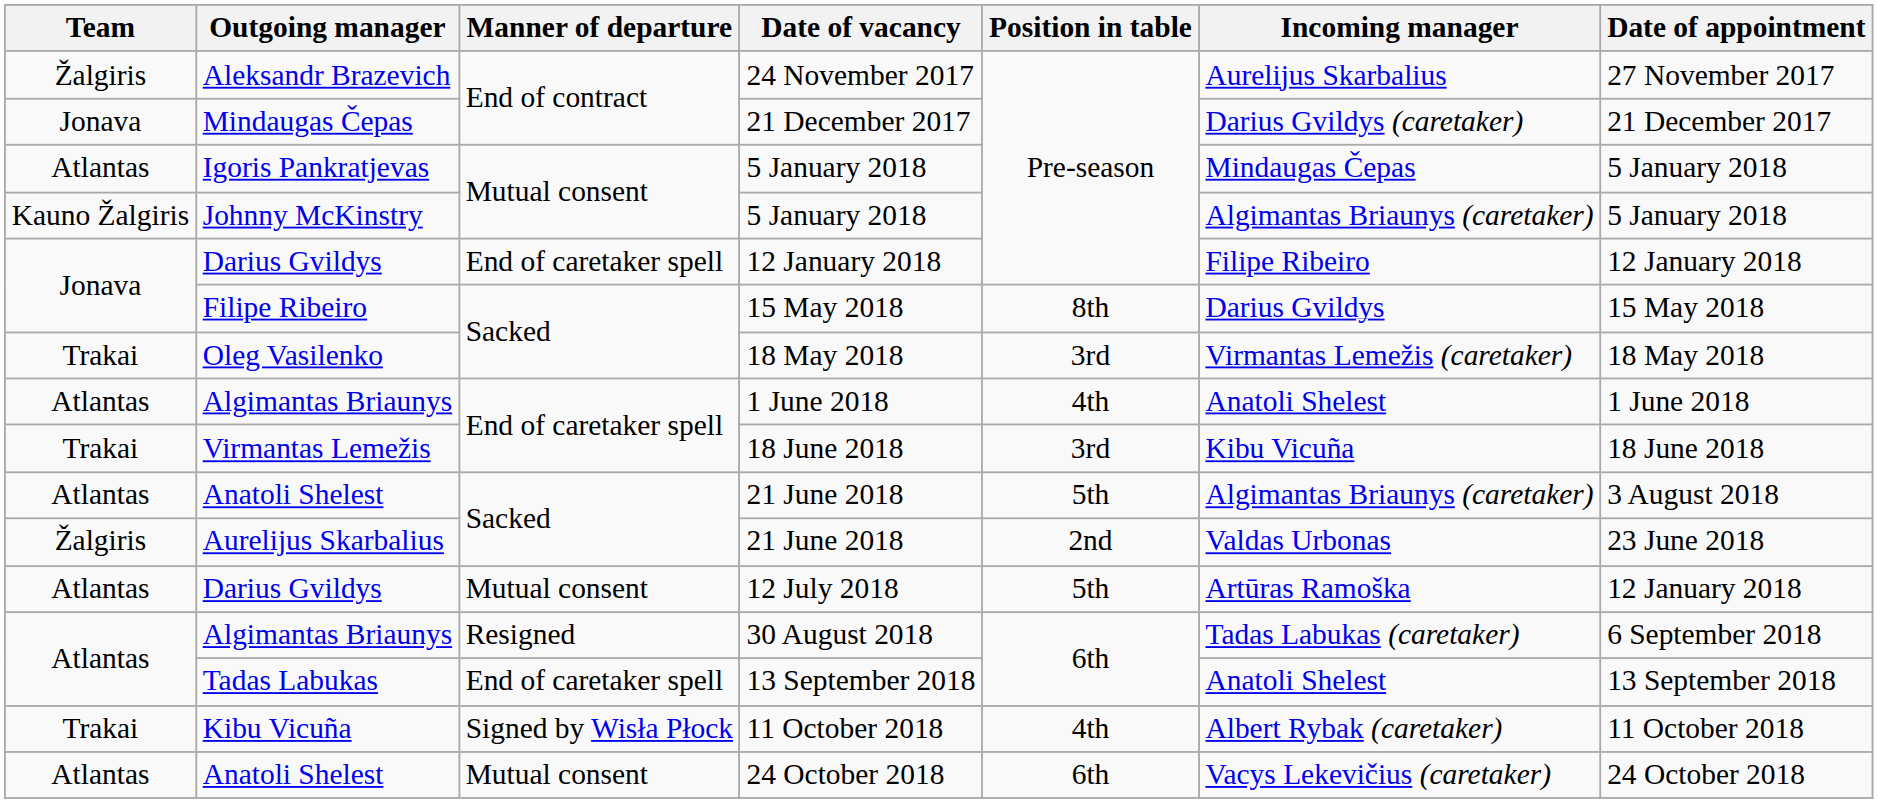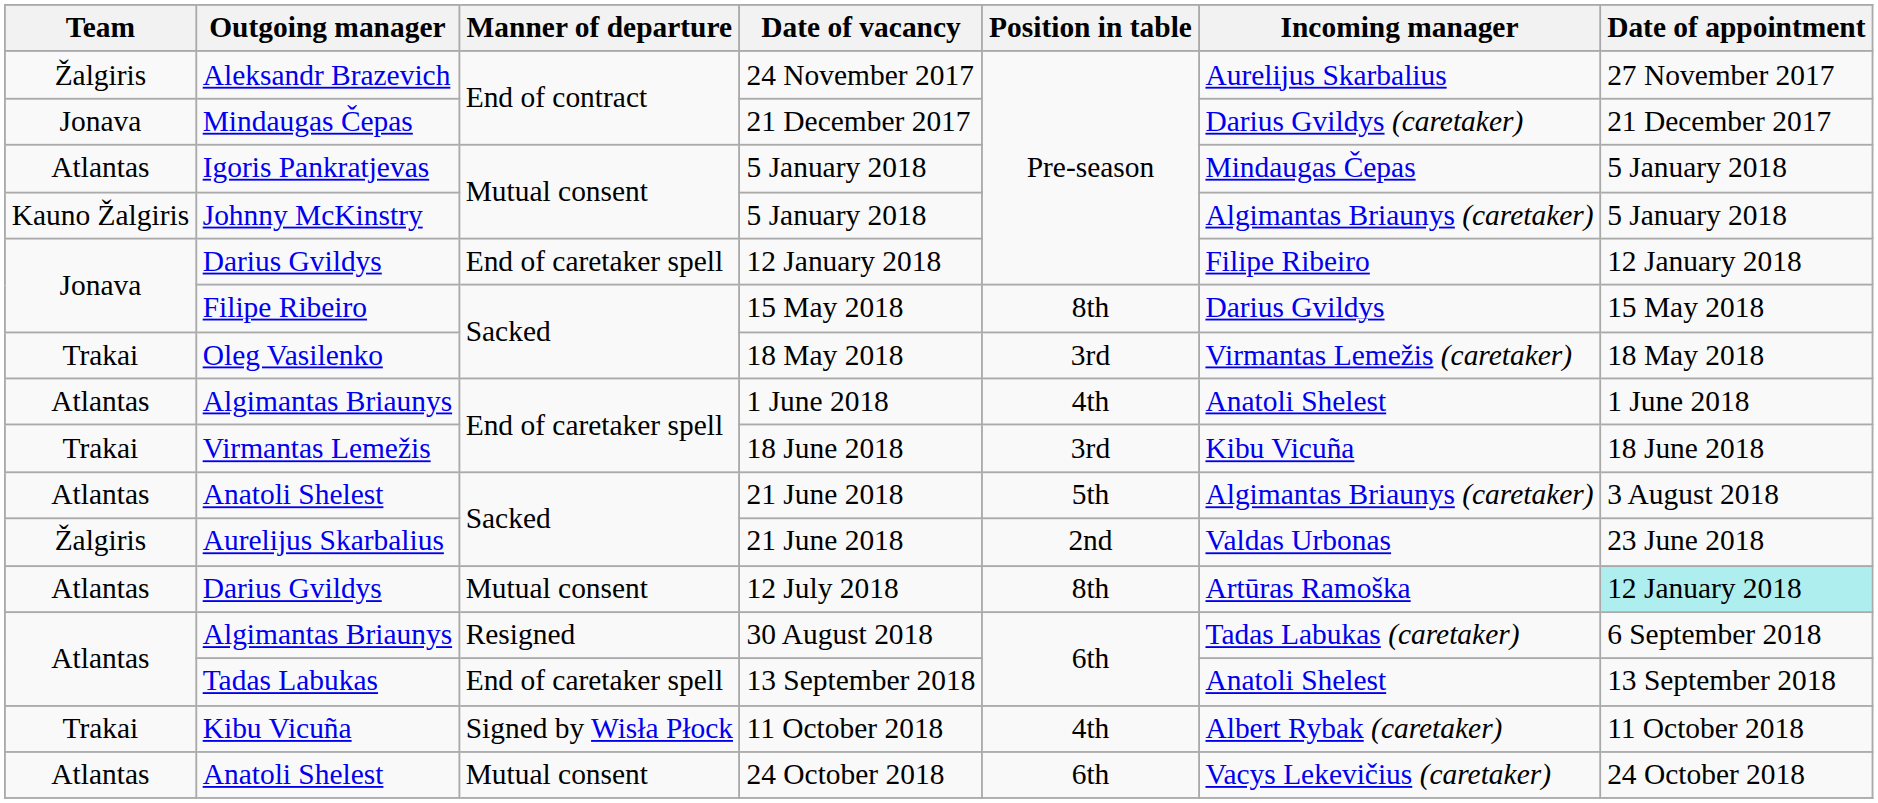(1090, 588) 5th -> (1090, 588) 8th
(1704, 588) no background -> (1704, 588) paleturquoise background
